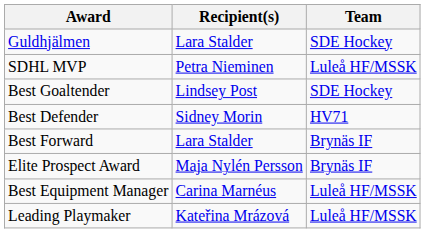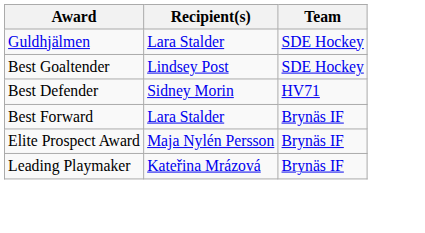- row: (47, 66)
- row: (88, 191)
(363, 215) Luleå HF/MSSK -> (313, 166) Brynäs IF
